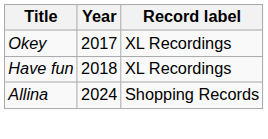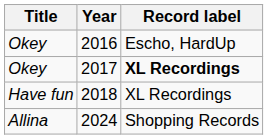+ row: (99, 43)
(178, 43) normal -> (182, 69) bold
